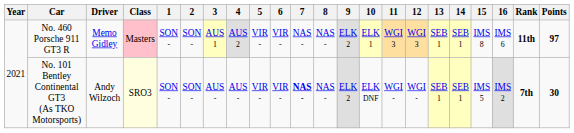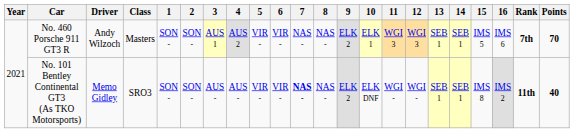(105, 39) Memo Gidley -> (105, 39) Andy Wilzoch
(140, 39) pink background -> (140, 39) no background
(482, 39) IMS 8 -> (482, 39) IMS 5
(526, 39) 11th -> (526, 39) 7th
(554, 39) 97 -> (554, 39) 70
(105, 93) Andy Wilzoch -> (105, 93) Memo Gidley
(140, 93) lightyellow background -> (140, 93) no background
(482, 93) IMS 5 -> (482, 93) IMS 8
(526, 93) 7th -> (526, 93) 11th
(554, 93) 30 -> (554, 93) 40
